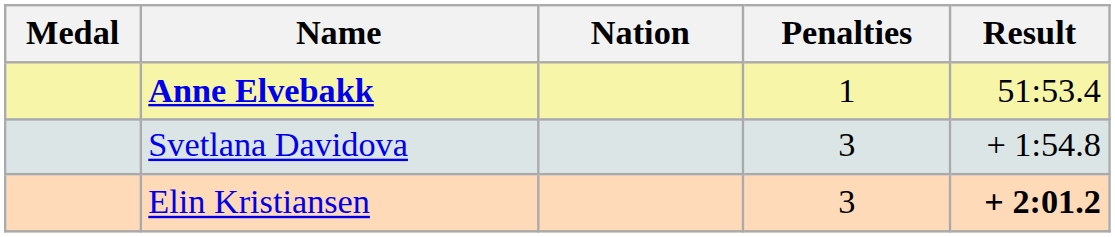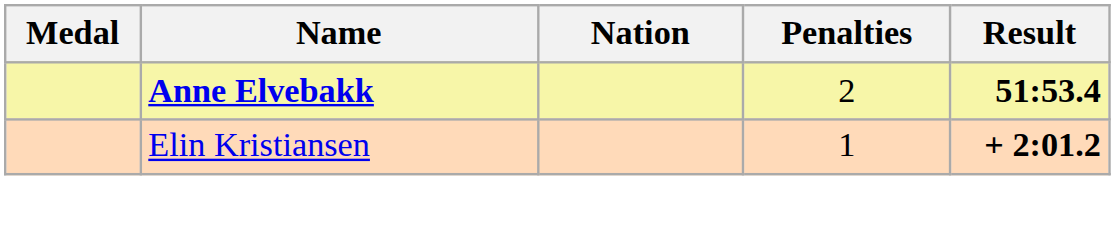(847, 89) 1 -> (847, 89) 2
(1049, 89) normal -> (1048, 89) bold
- row: (278, 146)
(847, 202) 3 -> (847, 146) 1
